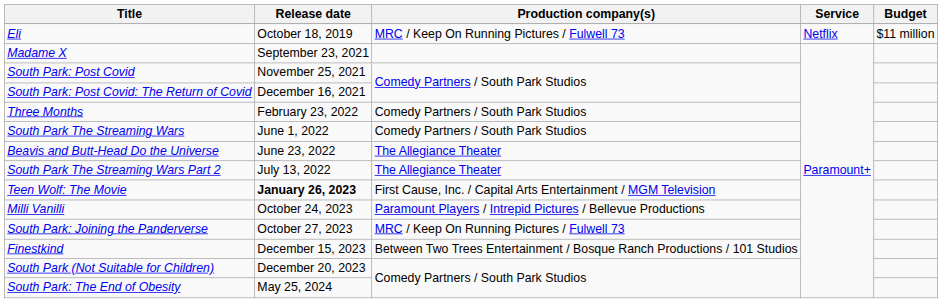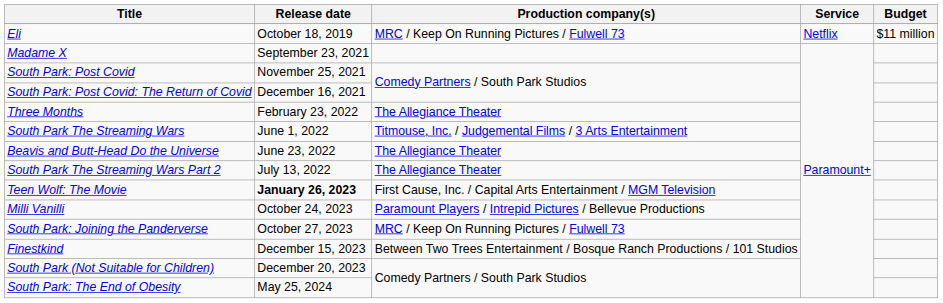(480, 111) Comedy Partners / South Park Studios -> (438, 111) The Allegiance Theater
(480, 131) Comedy Partners / South Park Studios -> (531, 131) Titmouse, Inc. / Judgemental Films / 3 Arts Entertainment
